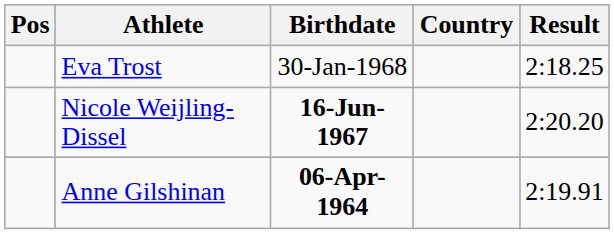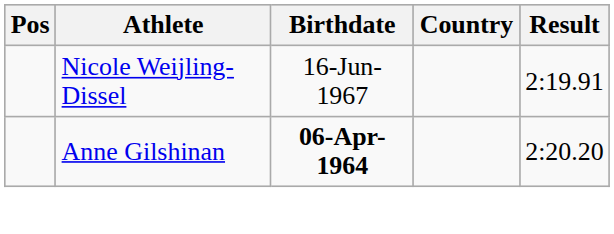- row: (112, 66)
(342, 121) bold -> (342, 80) normal
(564, 121) 2:20.20 -> (564, 80) 2:19.91
(564, 192) 2:19.91 -> (564, 151) 2:20.20
